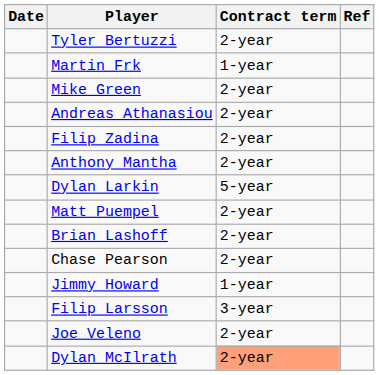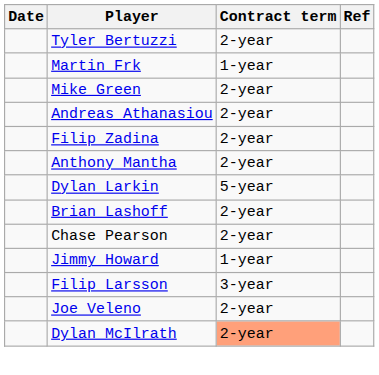- row: (105, 212)
